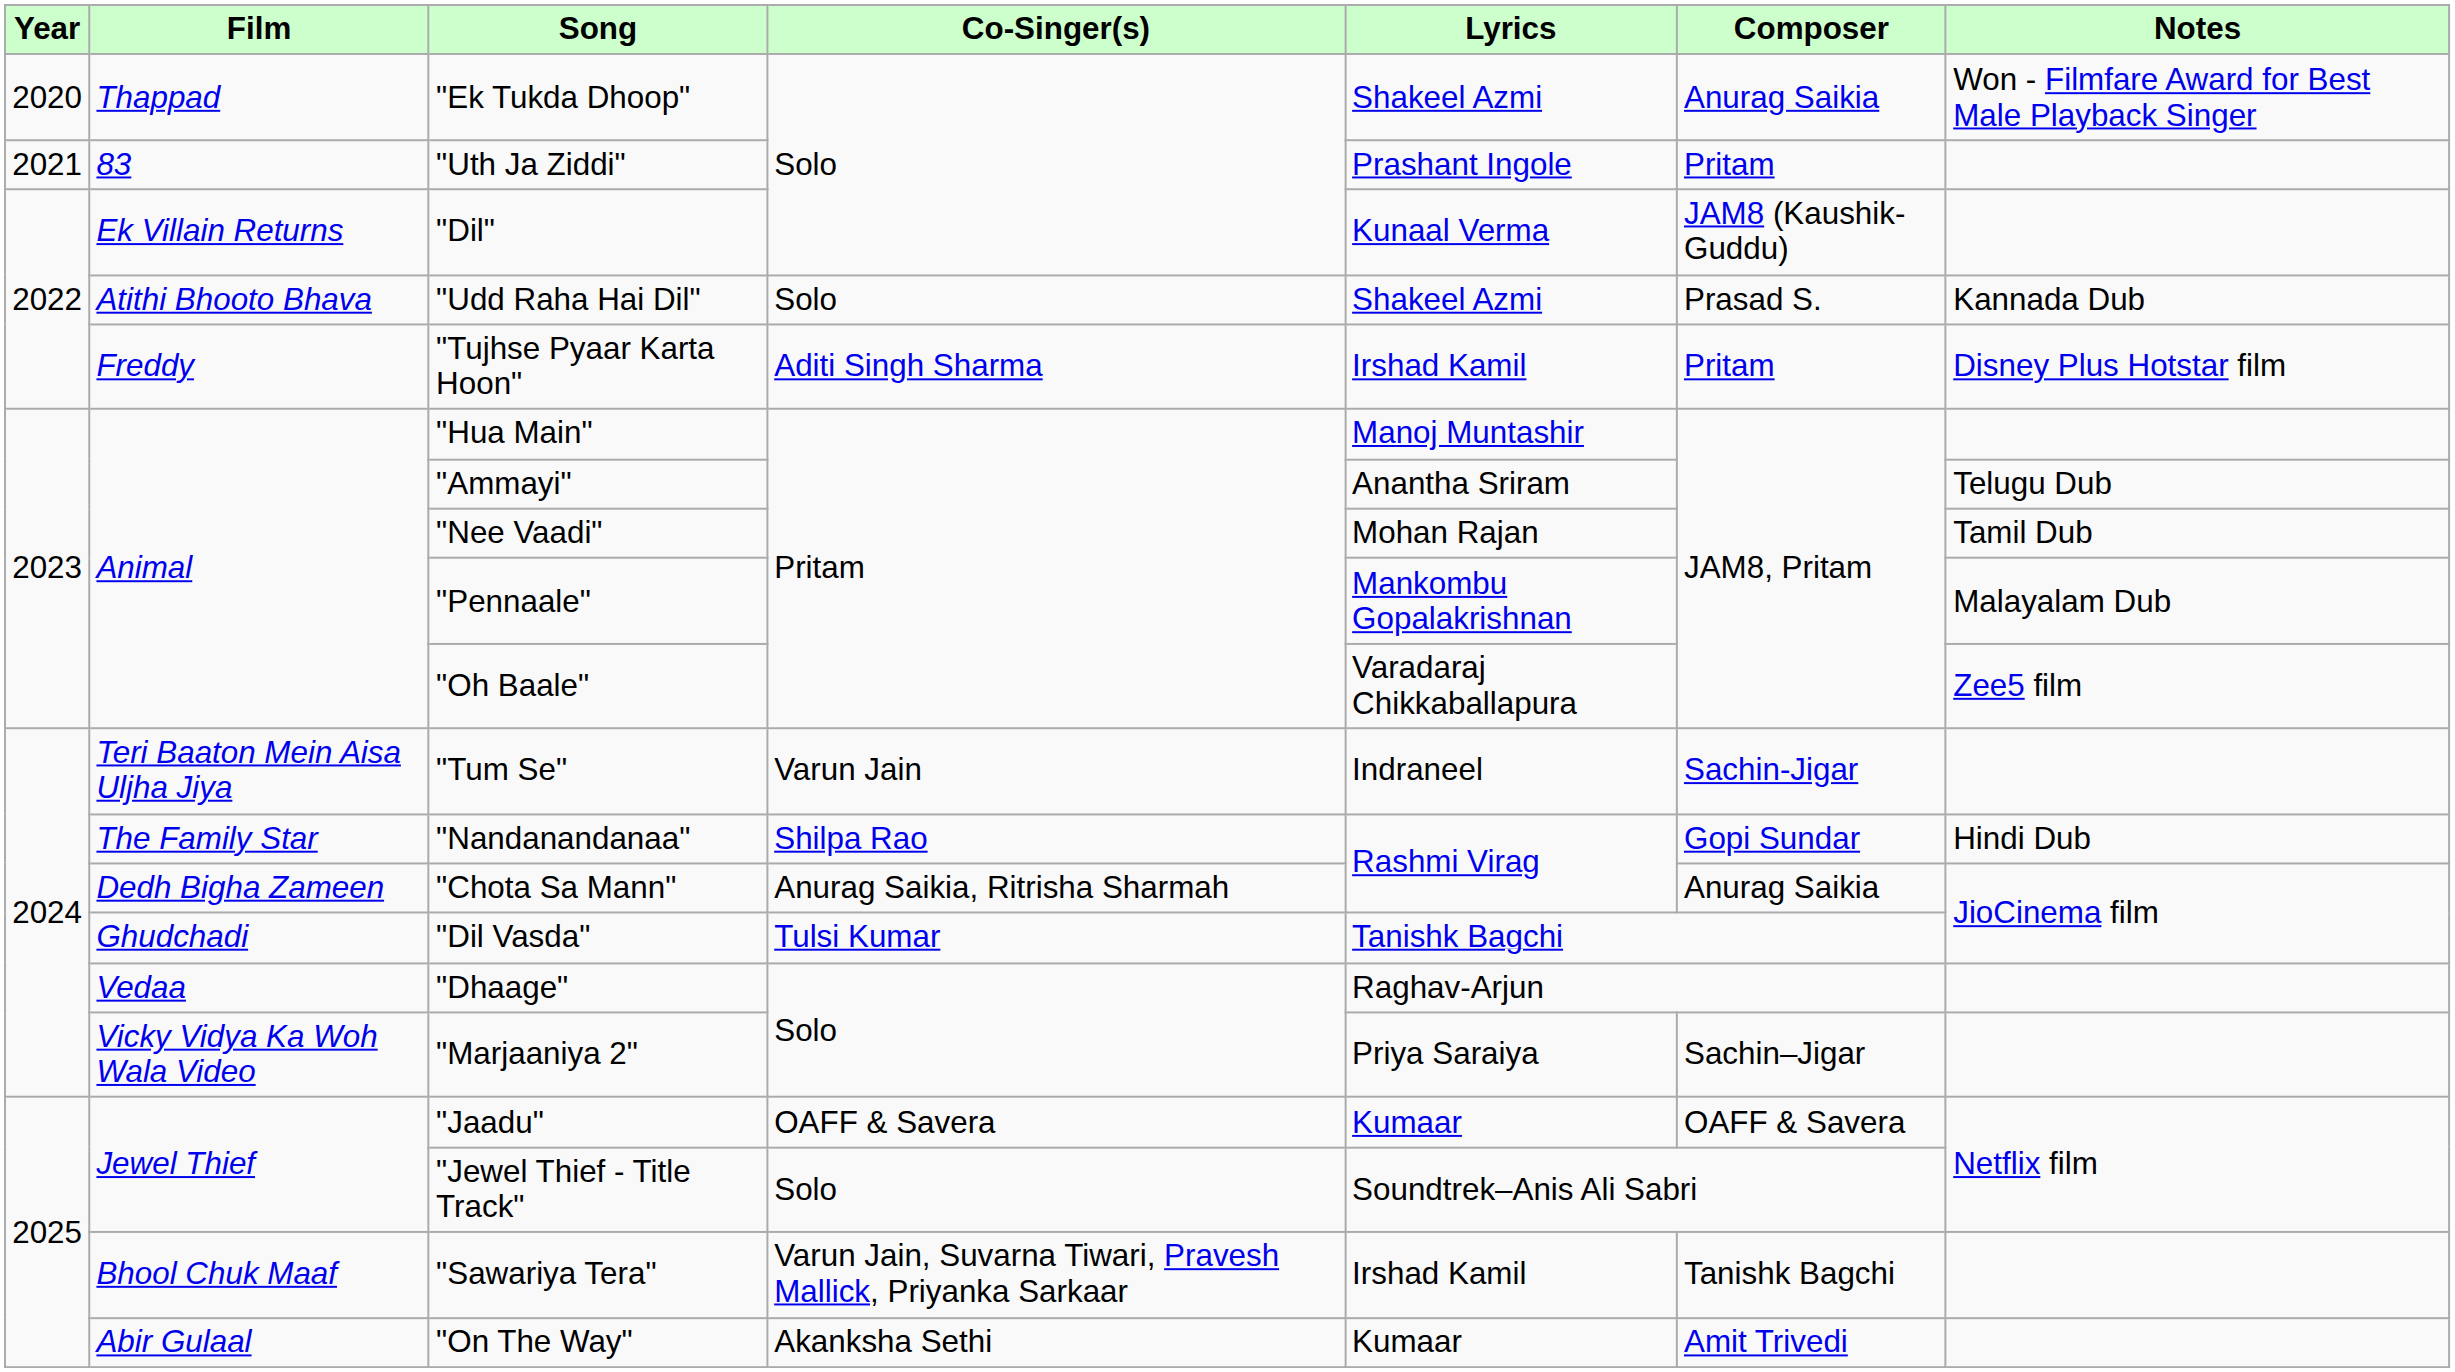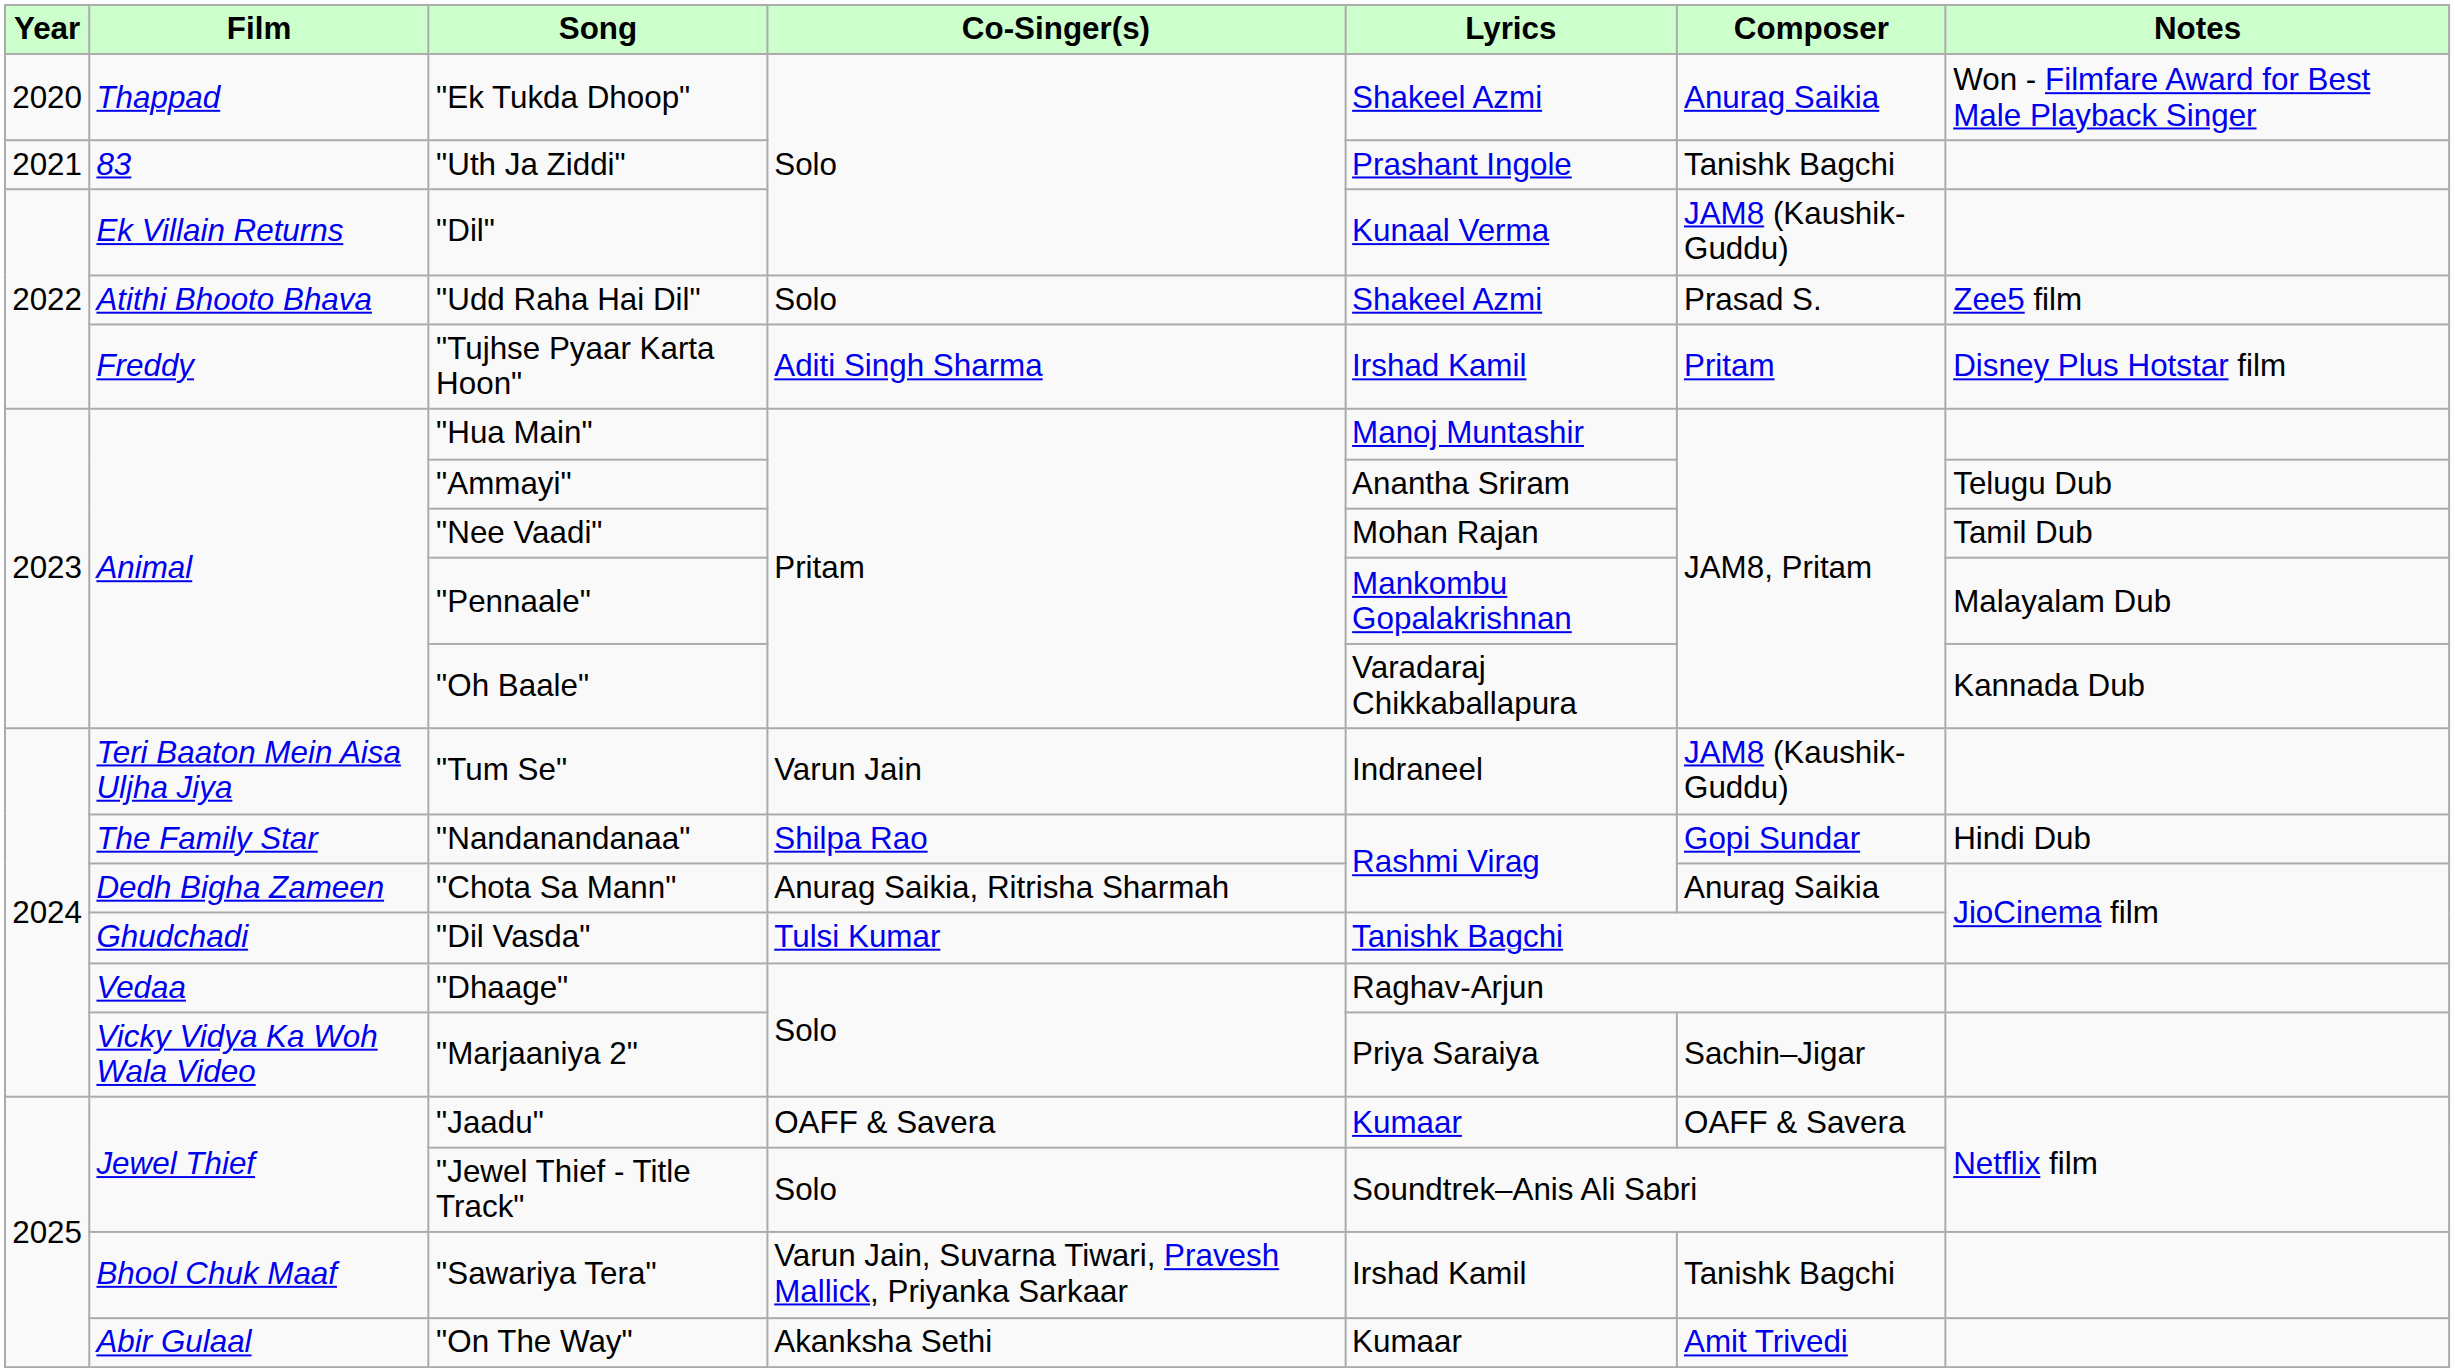(1729, 164) Pritam -> (1789, 164) Tanishk Bagchi
(2049, 298) Kannada Dub -> (2018, 298) Zee5 film
(2018, 685) Zee5 film -> (2049, 685) Kannada Dub
(1771, 770) Sachin-Jigar -> (1795, 770) JAM8 (Kaushik-Guddu)
